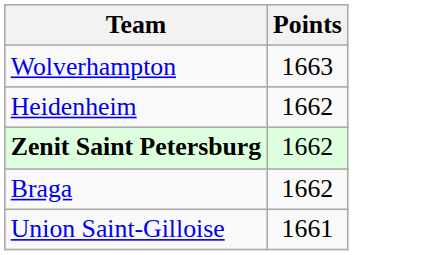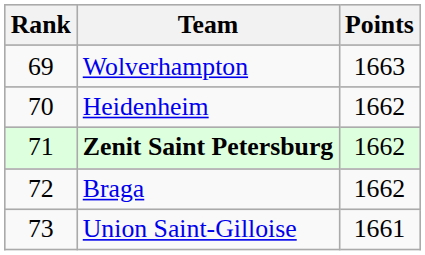+ column: (41, 24)
